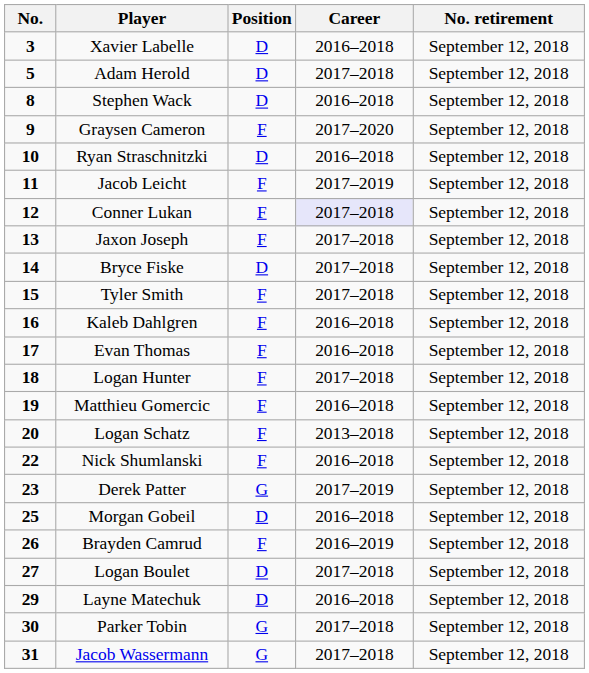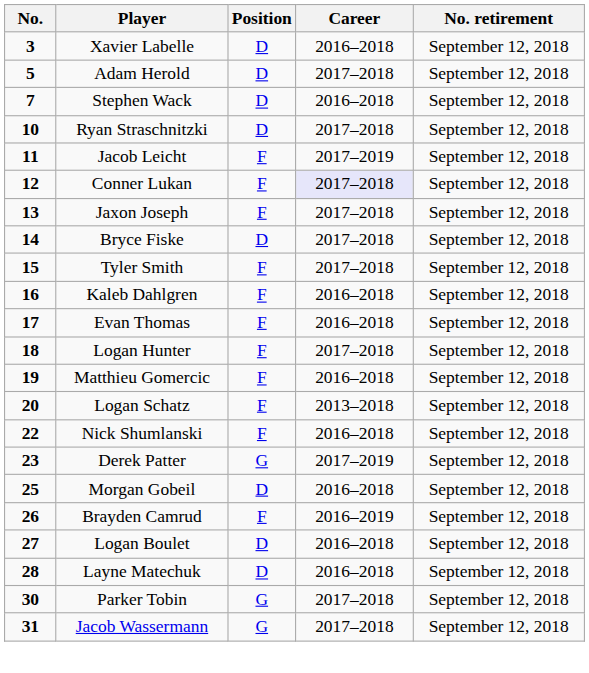(30, 101) 8 -> (30, 101) 7
- row: (142, 128)
(354, 156) 2016–2018 -> (354, 128) 2017–2018
(354, 571) 2017–2018 -> (354, 543) 2016–2018
(30, 599) 29 -> (30, 571) 28
